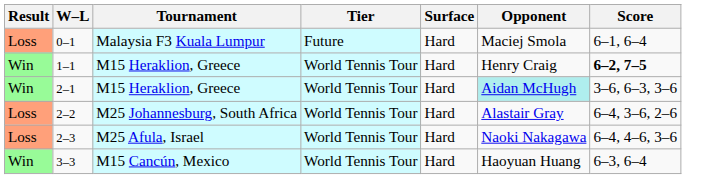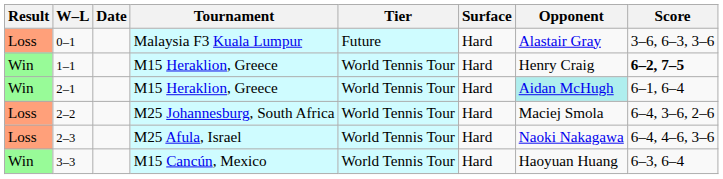+ column: (112, 16)
(524, 40) Maciej Smola -> (560, 40) Alastair Gray
(620, 40) 6–1, 6–4 -> (673, 40) 3–6, 6–3, 3–6
(635, 88) 3–6, 6–3, 3–6 -> (657, 88) 6–1, 6–4
(522, 112) Alastair Gray -> (561, 112) Maciej Smola
